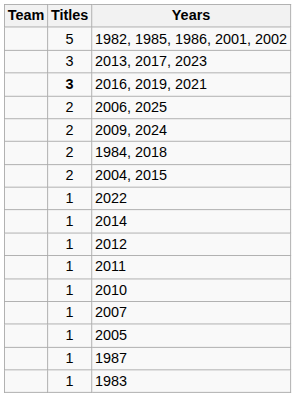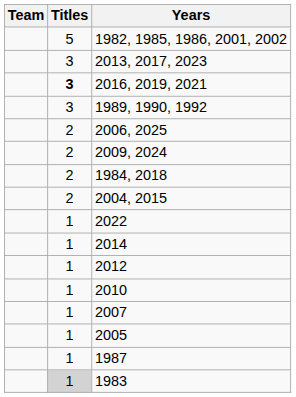+ row: (151, 107)
- row: (110, 267)
(70, 381) no background -> (70, 381) lightgrey background
